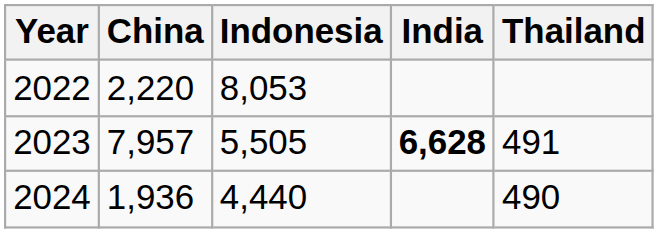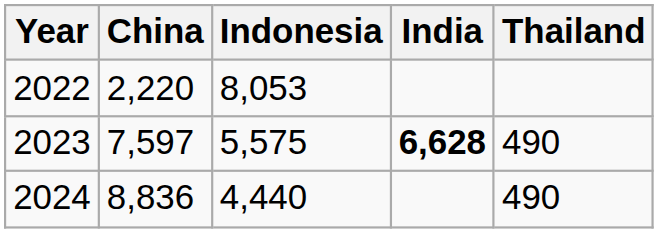(150, 142) 7,957 -> (150, 142) 7,597
(263, 142) 5,505 -> (263, 142) 5,575
(531, 142) 491 -> (531, 142) 490
(150, 198) 1,936 -> (150, 198) 8,836
